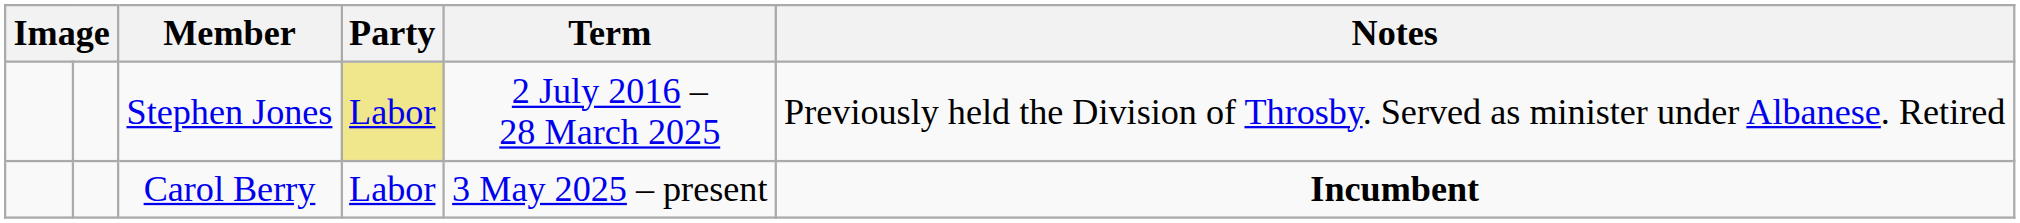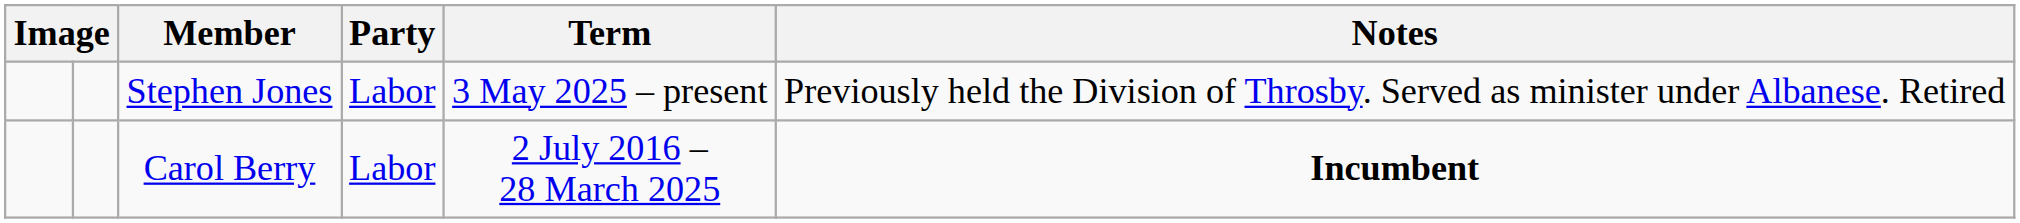(392, 110) khaki background -> (392, 90) no background
(610, 110) 2 July 2016 – 28 March 2025 -> (610, 90) 3 May 2025 – present
(610, 188) 3 May 2025 – present -> (610, 168) 2 July 2016 – 28 March 2025
